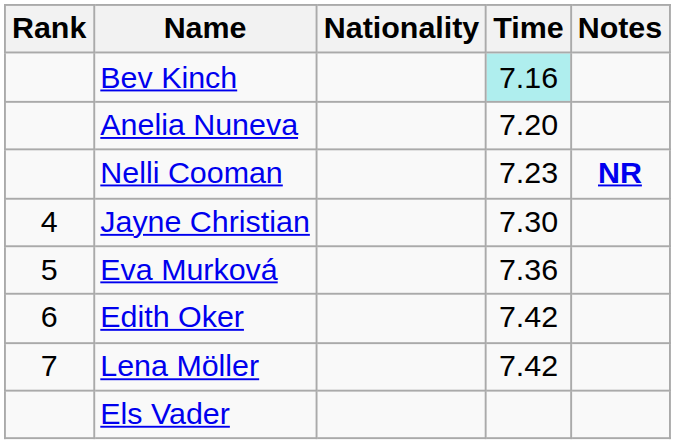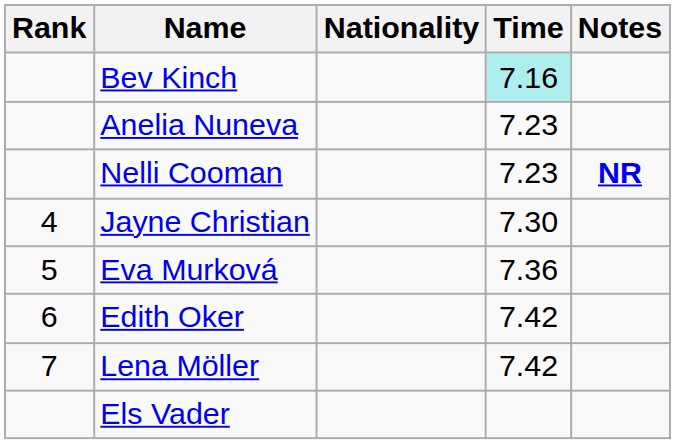(528, 125) 7.20 -> (528, 125) 7.23
